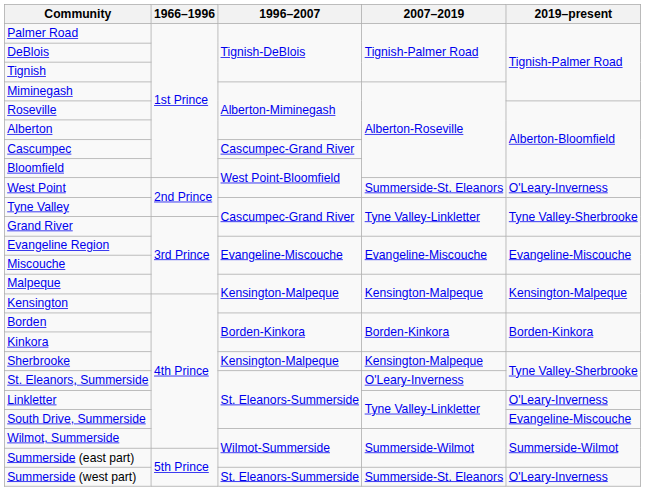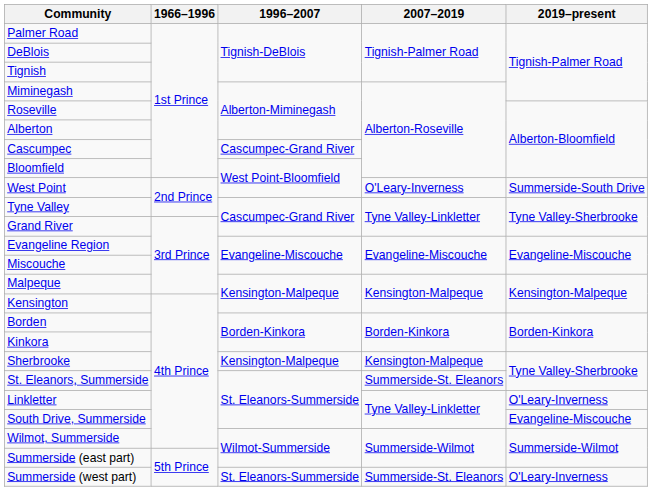(434, 187) Summerside-St. Eleanors -> (414, 187) O'Leary-Inverness
(558, 187) O'Leary-Inverness -> (577, 187) Summerside-South Drive
(414, 380) O'Leary-Inverness -> (434, 380) Summerside-St. Eleanors
